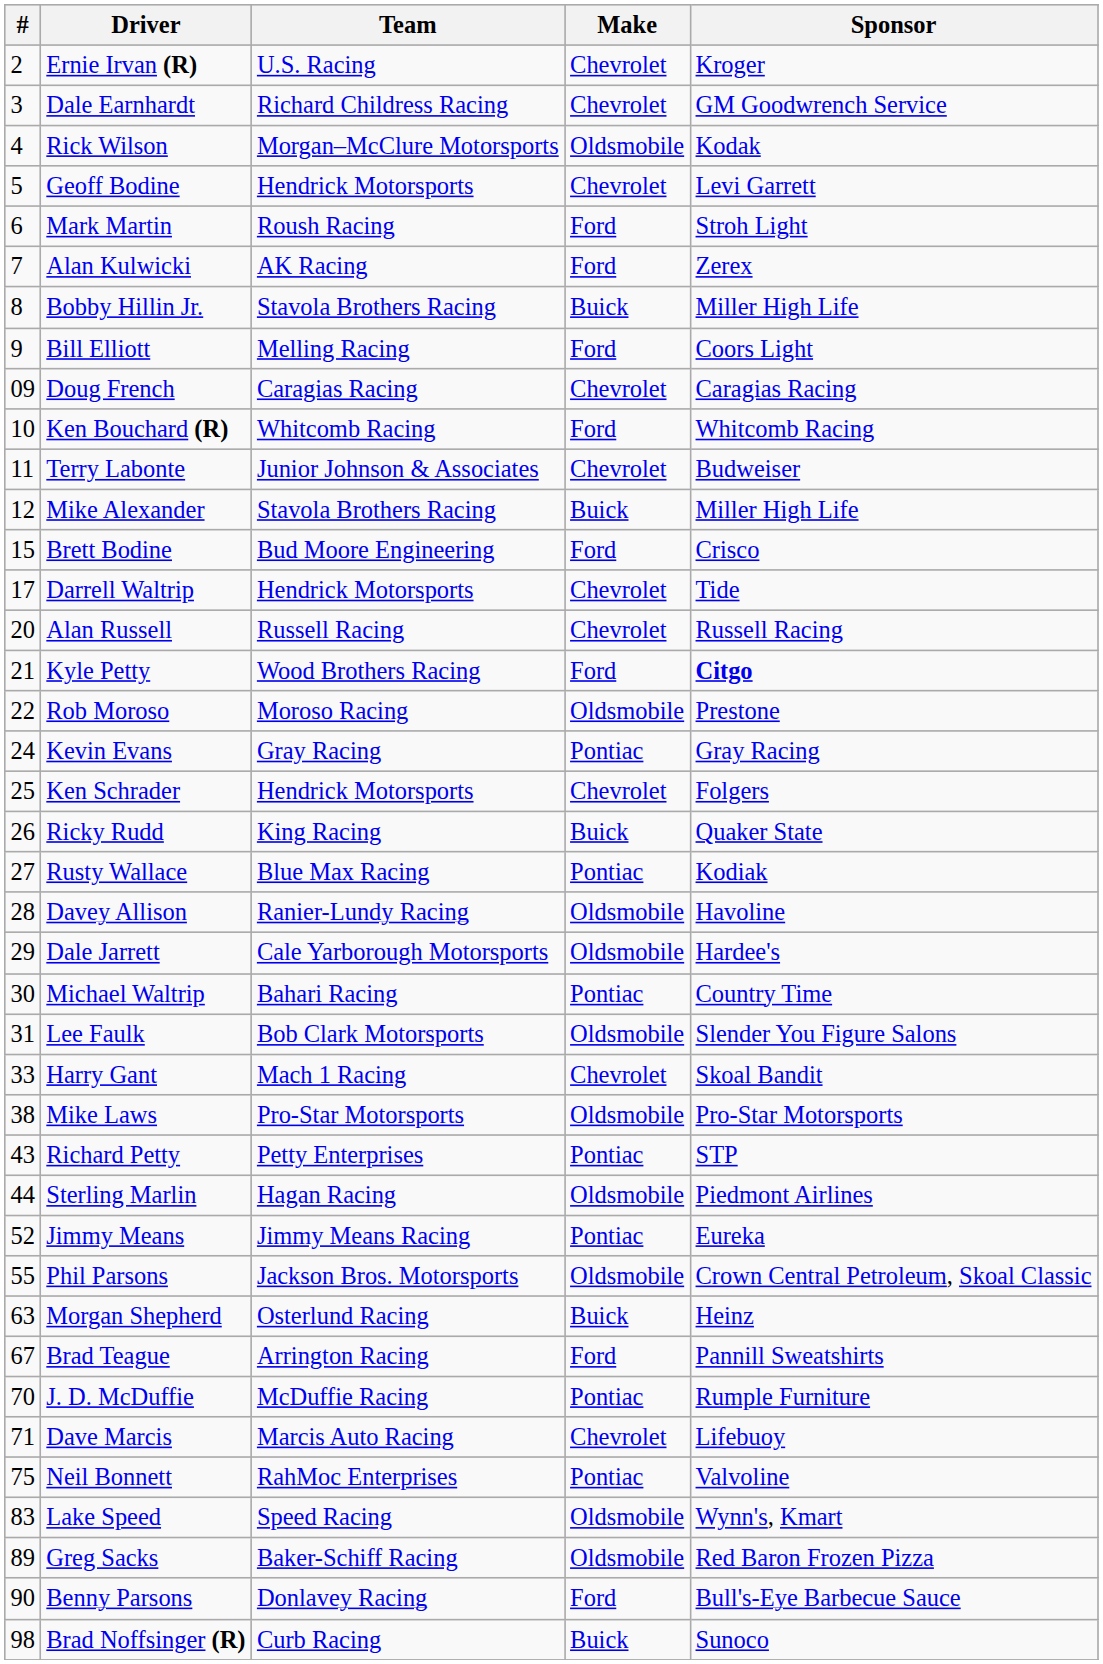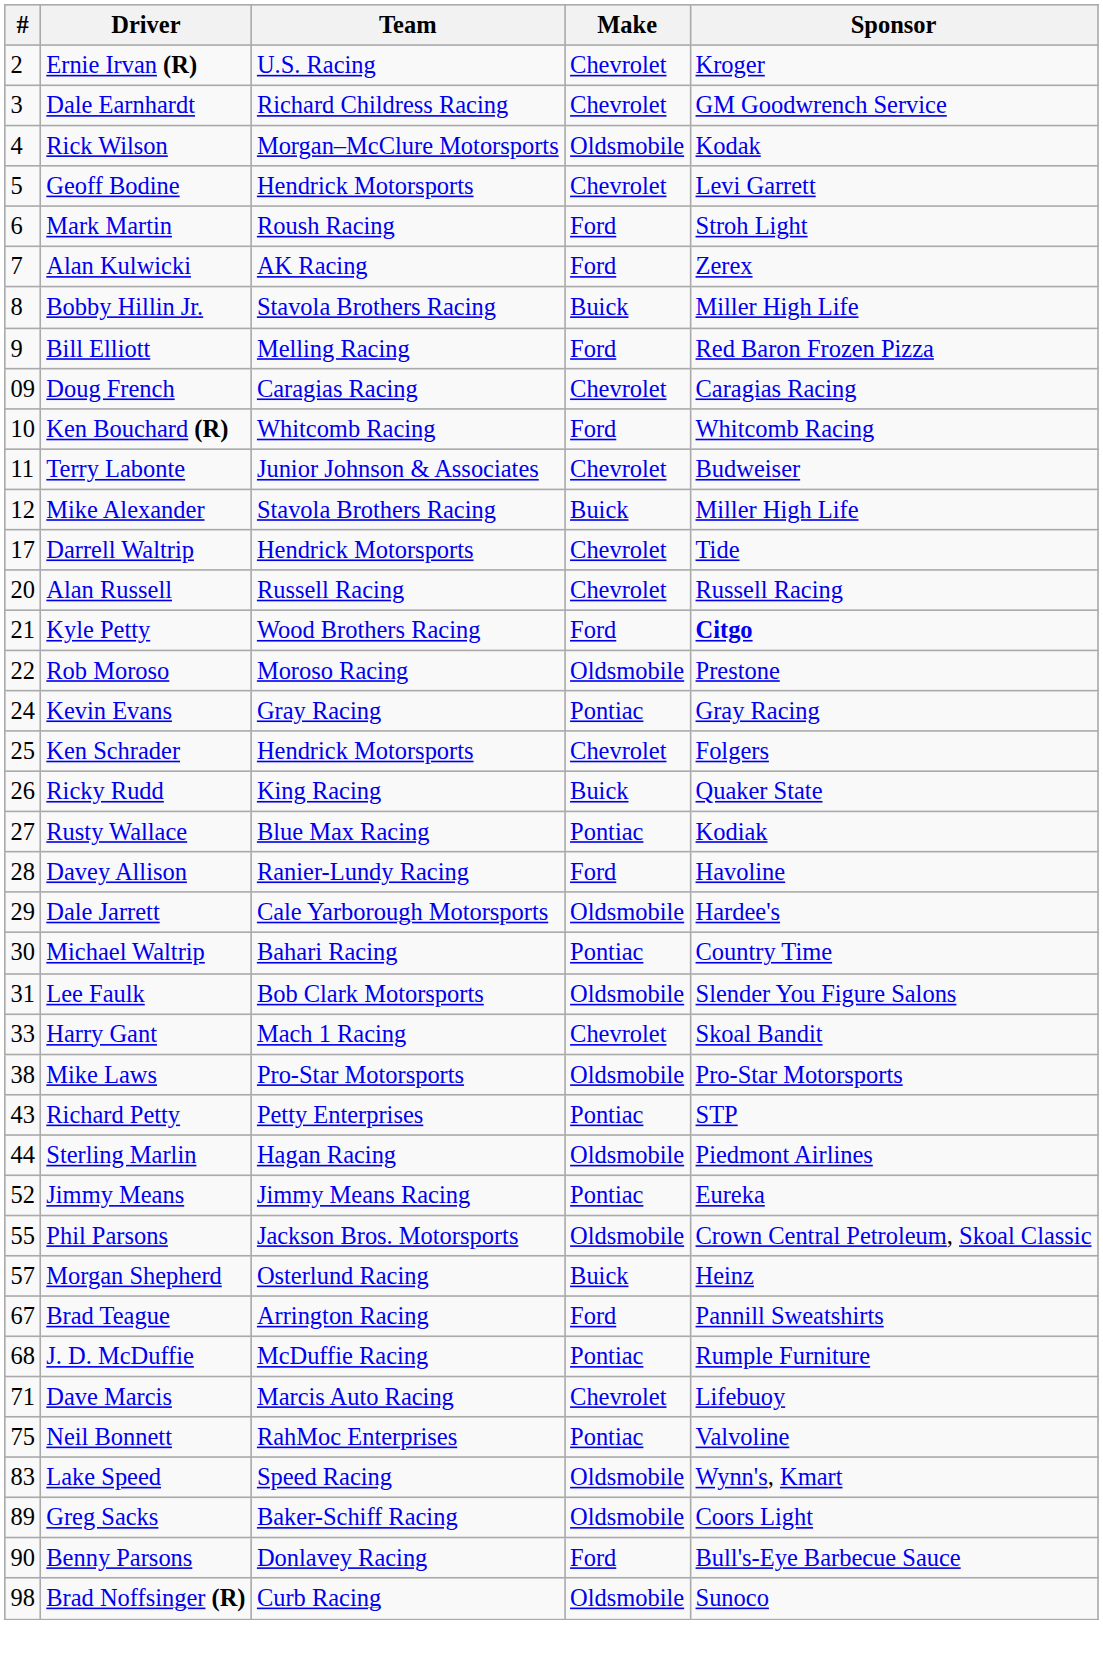(754, 347) Coors Light -> (815, 347) Red Baron Frozen Pizza
- row: (109, 549)
(627, 912) Oldsmobile -> (593, 872) Ford
(23, 1316) 63 -> (23, 1275) 57
(23, 1396) 70 -> (23, 1356) 68
(815, 1558) Red Baron Frozen Pizza -> (754, 1517) Coors Light
(599, 1638) Buick -> (627, 1598) Oldsmobile
